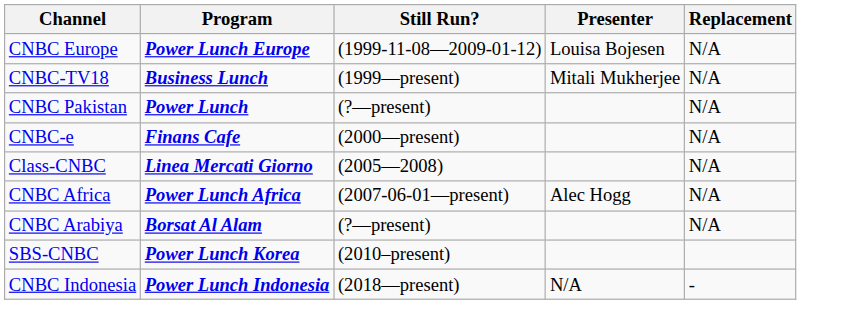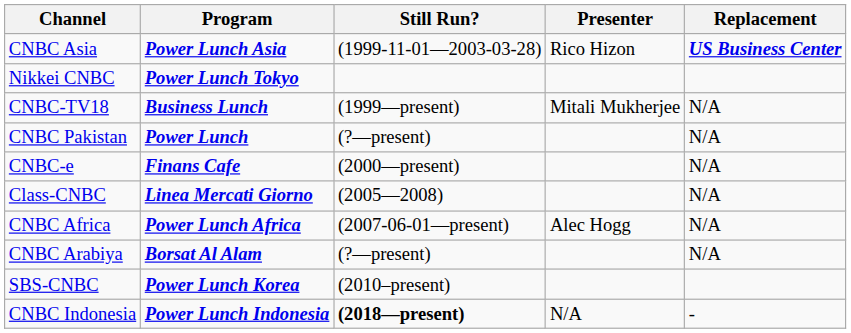+ row: (53, 48)
+ row: (62, 78)
- row: (63, 48)
(399, 284) normal -> (401, 313) bold
